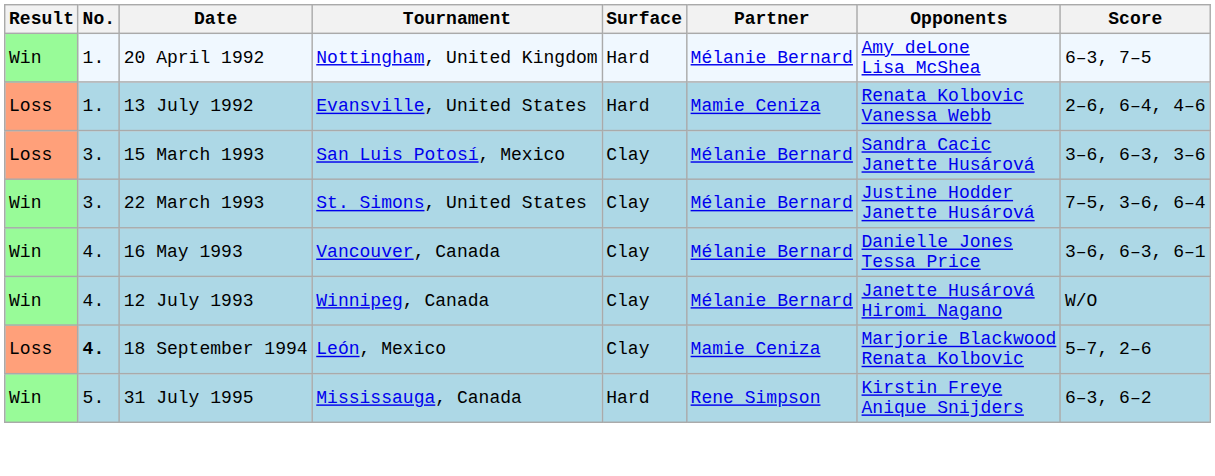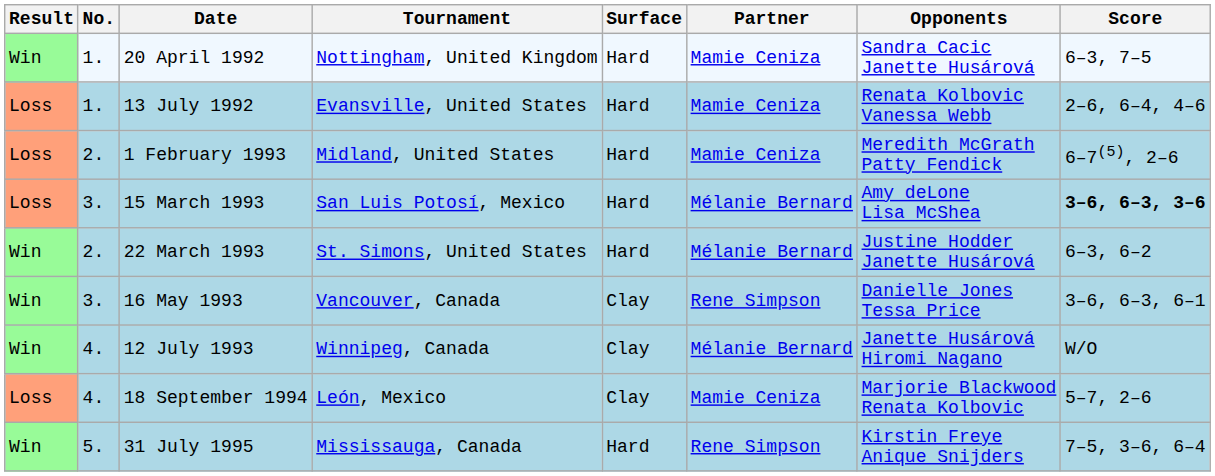(772, 57) Mélanie Bernard -> (756, 57) Mamie Ceniza
(921, 57) Amy deLone Lisa McShea -> (948, 57) Sandra Cacic Janette Husárová
+ row: (205, 155)
(628, 155) Clay -> (628, 203) Hard
(948, 155) Sandra Cacic Janette Husárová -> (921, 203) Amy deLone Lisa McShea
(1135, 155) normal -> (1135, 203) bold
(93, 203) 3. -> (93, 252) 2.
(628, 203) Clay -> (628, 252) Hard
(1135, 203) 7–5, 3–6, 6–4 -> (1108, 252) 6–3, 6–2
(93, 252) 4. -> (93, 301) 3.
(772, 252) Mélanie Bernard -> (756, 301) Rene Simpson
(93, 349) bold -> (93, 398) normal
(1108, 398) 6–3, 6–2 -> (1135, 447) 7–5, 3–6, 6–4
